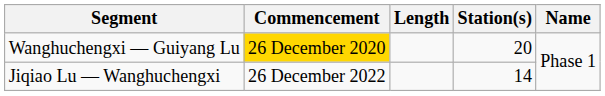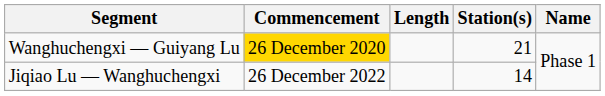(523, 47) 20 -> (523, 47) 21
